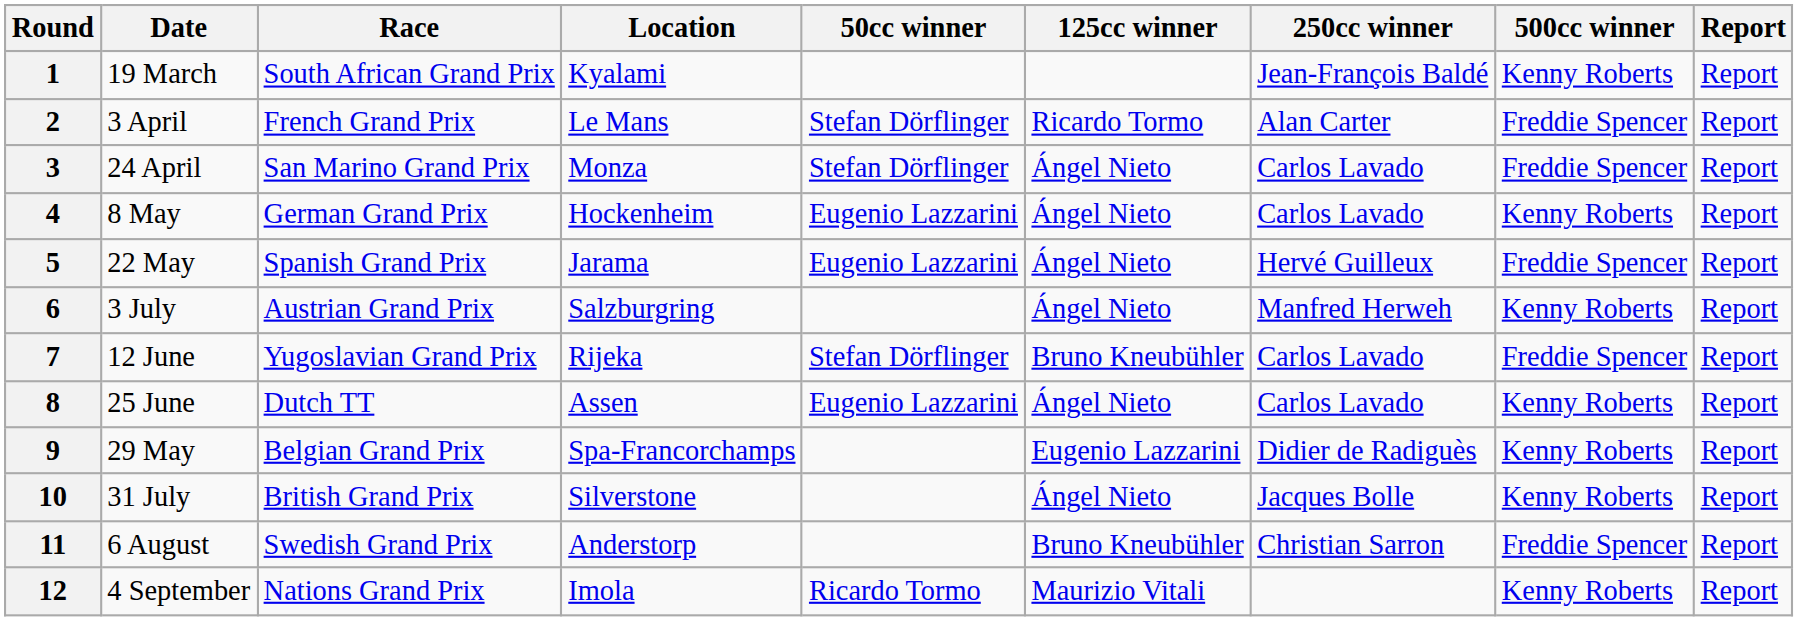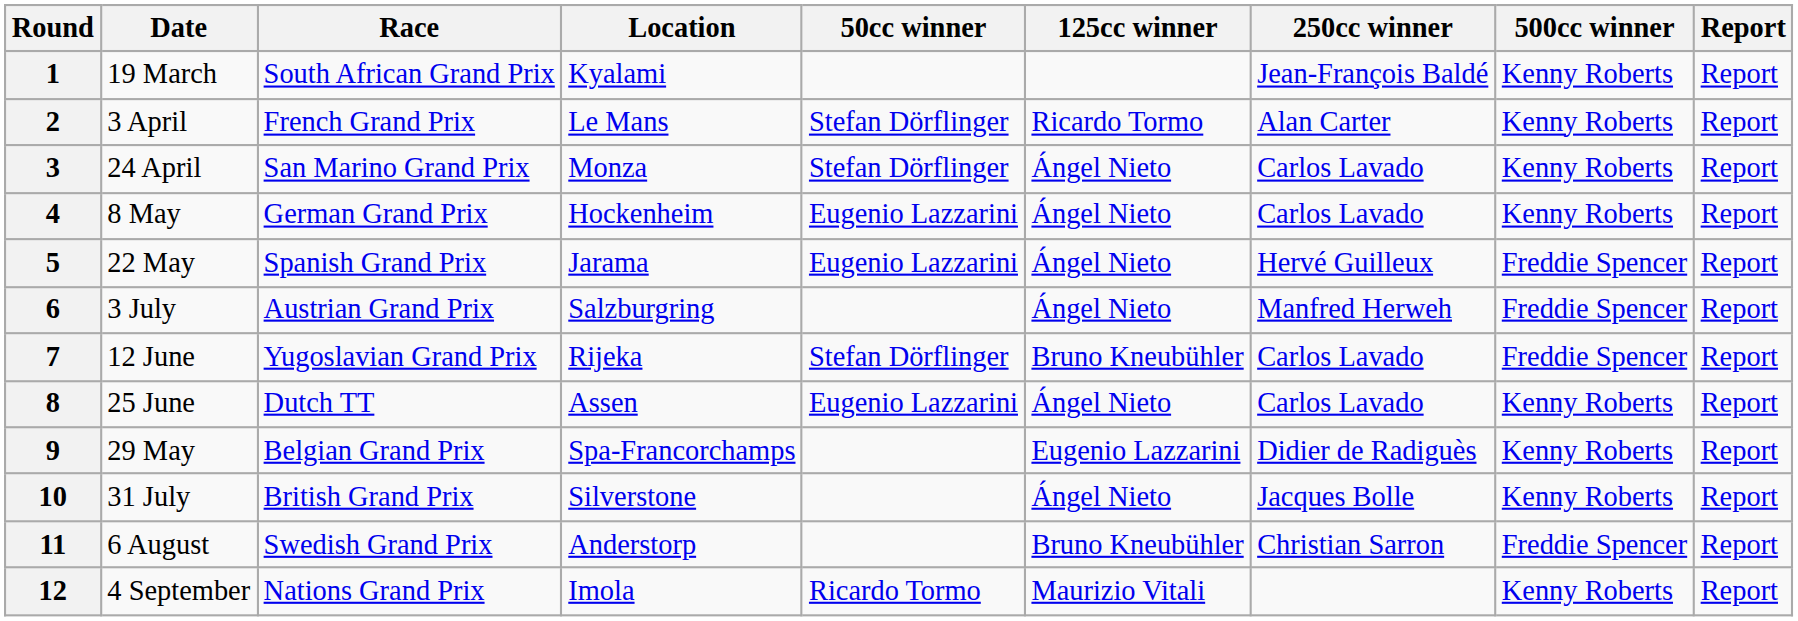(1594, 121) Freddie Spencer -> (1587, 121) Kenny Roberts
(1594, 168) Freddie Spencer -> (1587, 168) Kenny Roberts
(1587, 308) Kenny Roberts -> (1594, 308) Freddie Spencer
